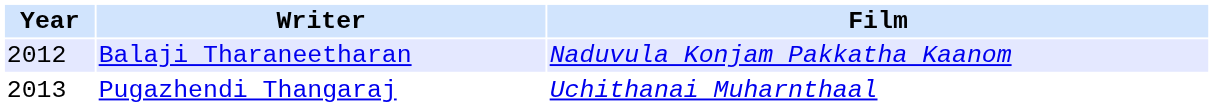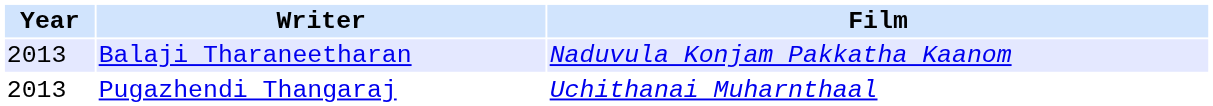(37, 56) 2012 -> (37, 56) 2013
